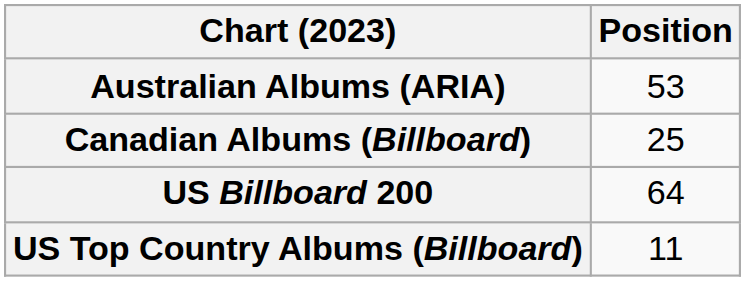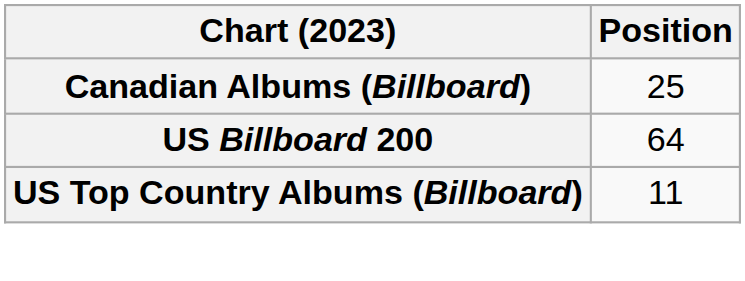- row: (298, 85)
